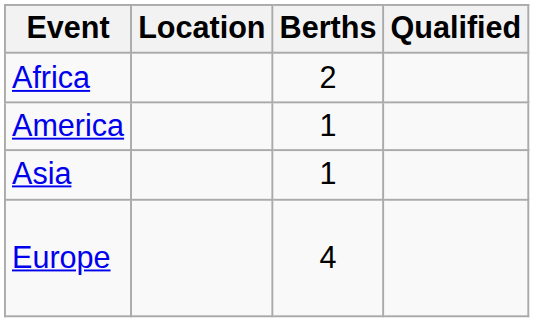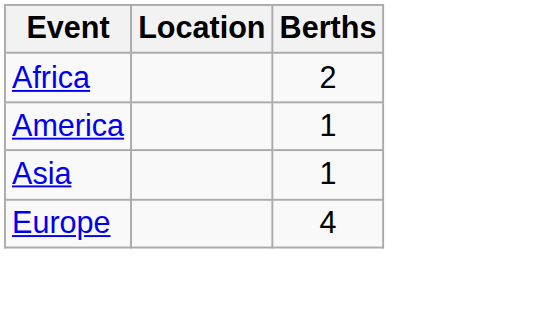- column: (456, 28)
